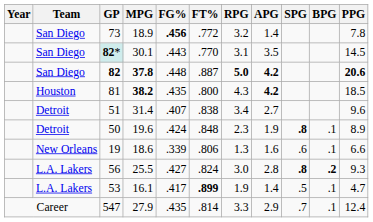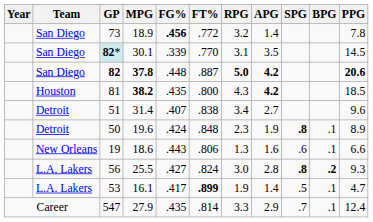(176, 52) .443 -> (176, 52) .339
(176, 149) .339 -> (176, 149) .443
